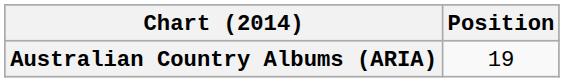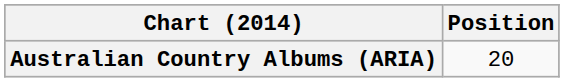(501, 59) 19 -> (501, 59) 20
